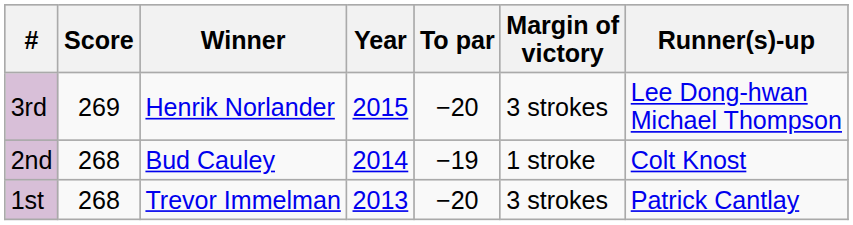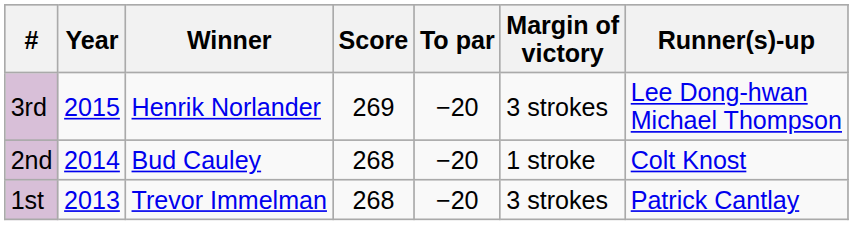columns swapped: (380, 39) <-> (99, 39)
(457, 160) −19 -> (457, 160) −20
